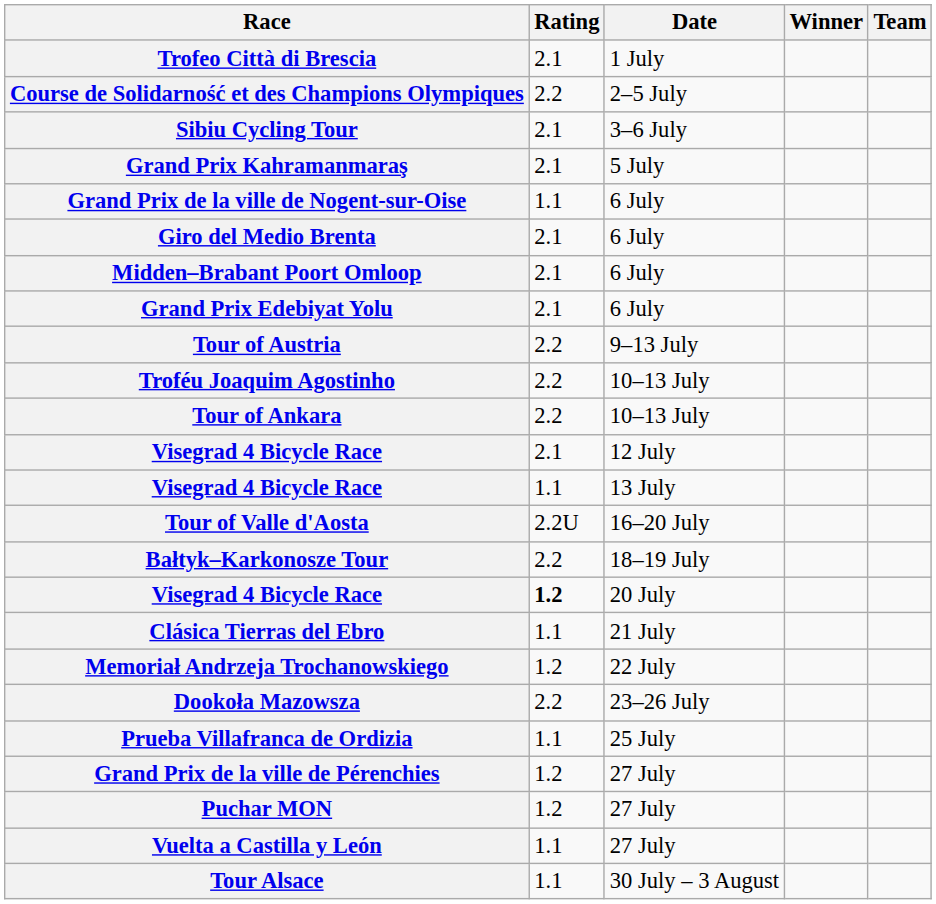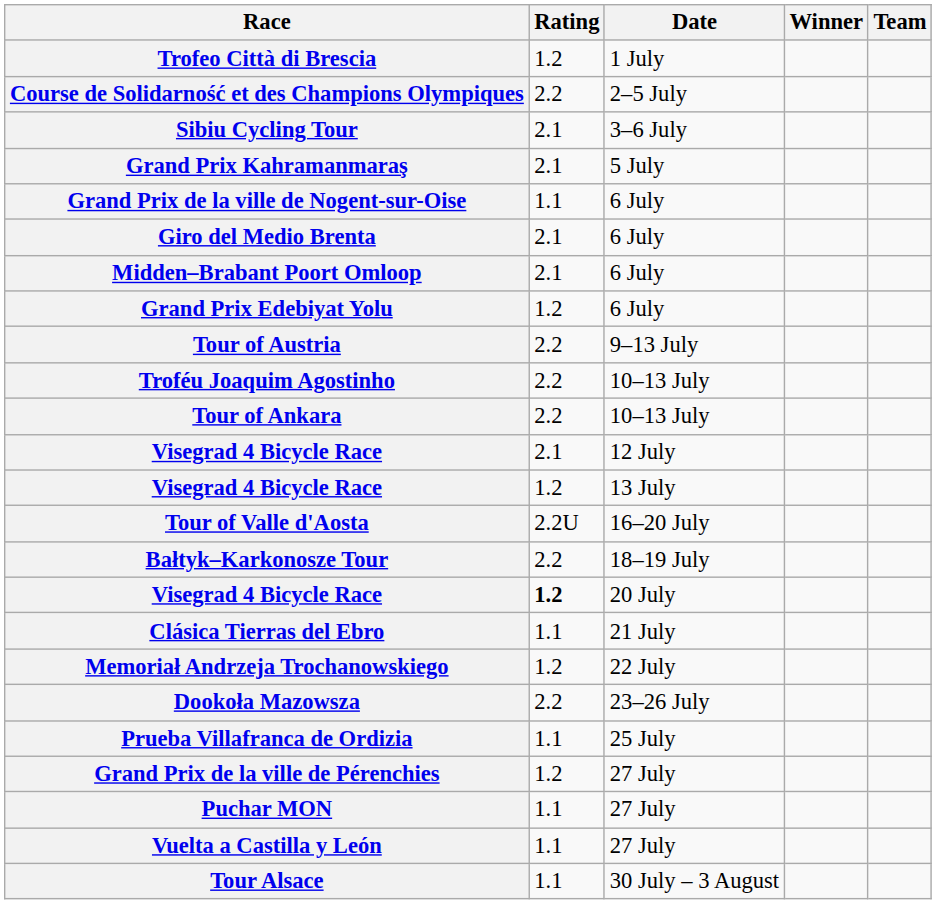(548, 58) 2.1 -> (548, 58) 1.2
(548, 308) 2.1 -> (548, 308) 1.2
(548, 487) 1.1 -> (548, 487) 1.2
(548, 809) 1.2 -> (548, 809) 1.1
